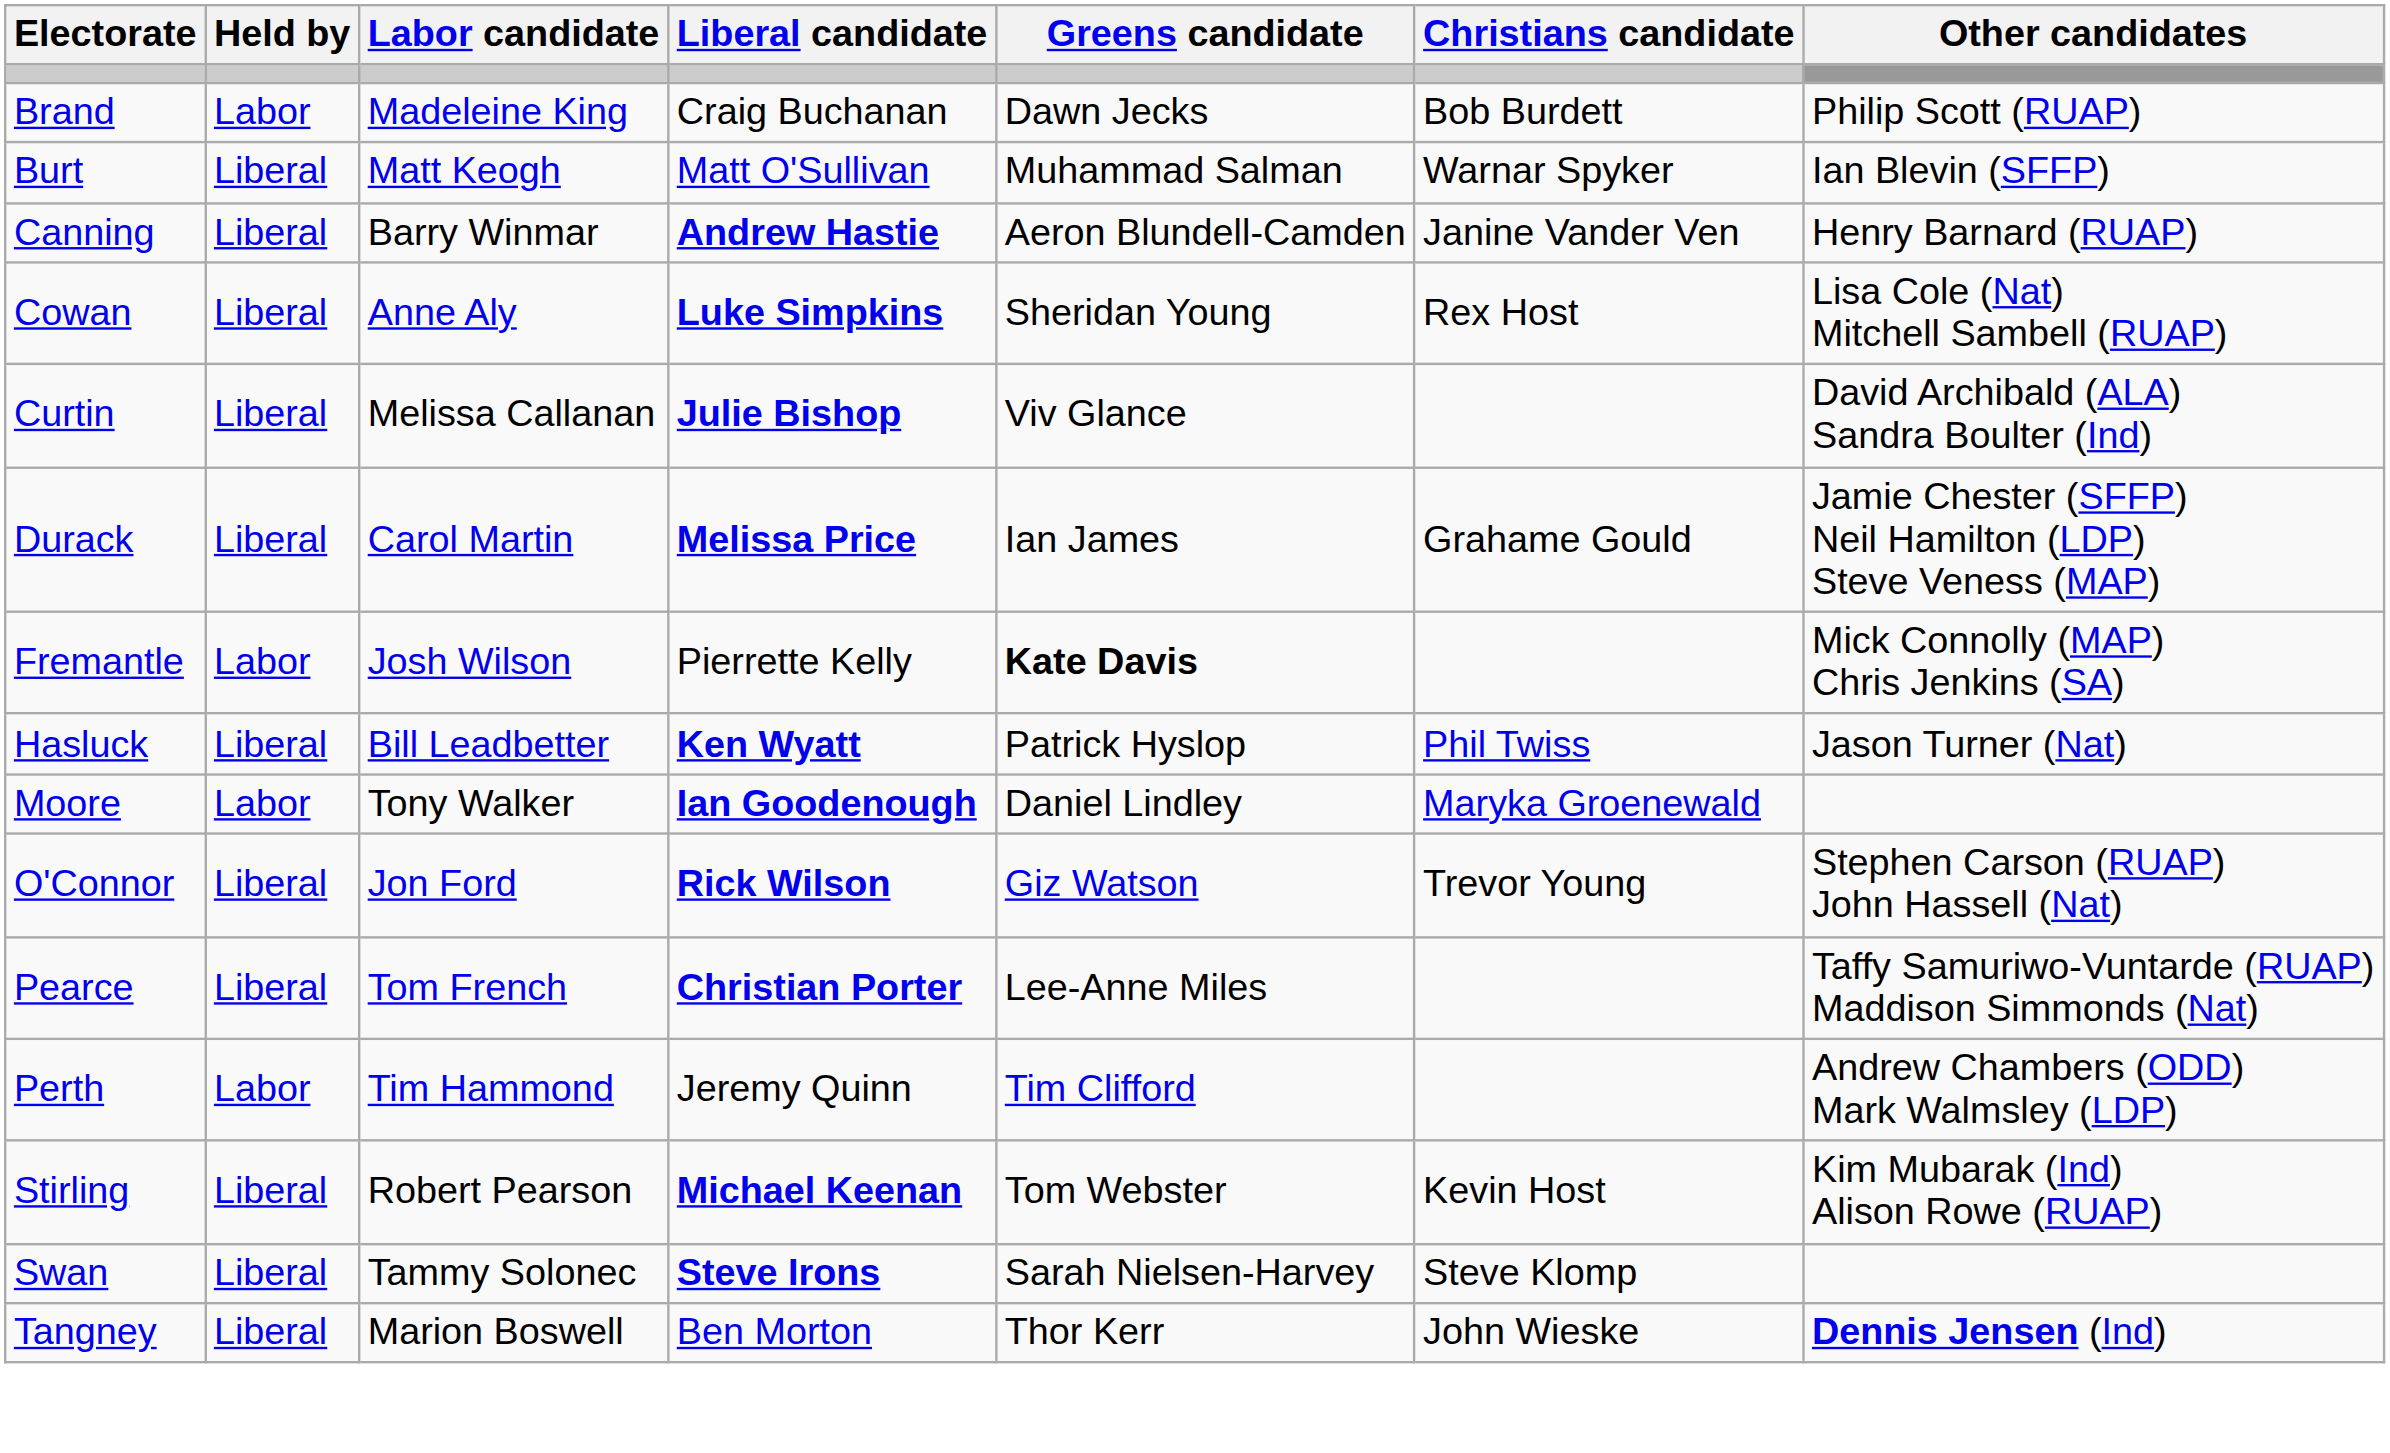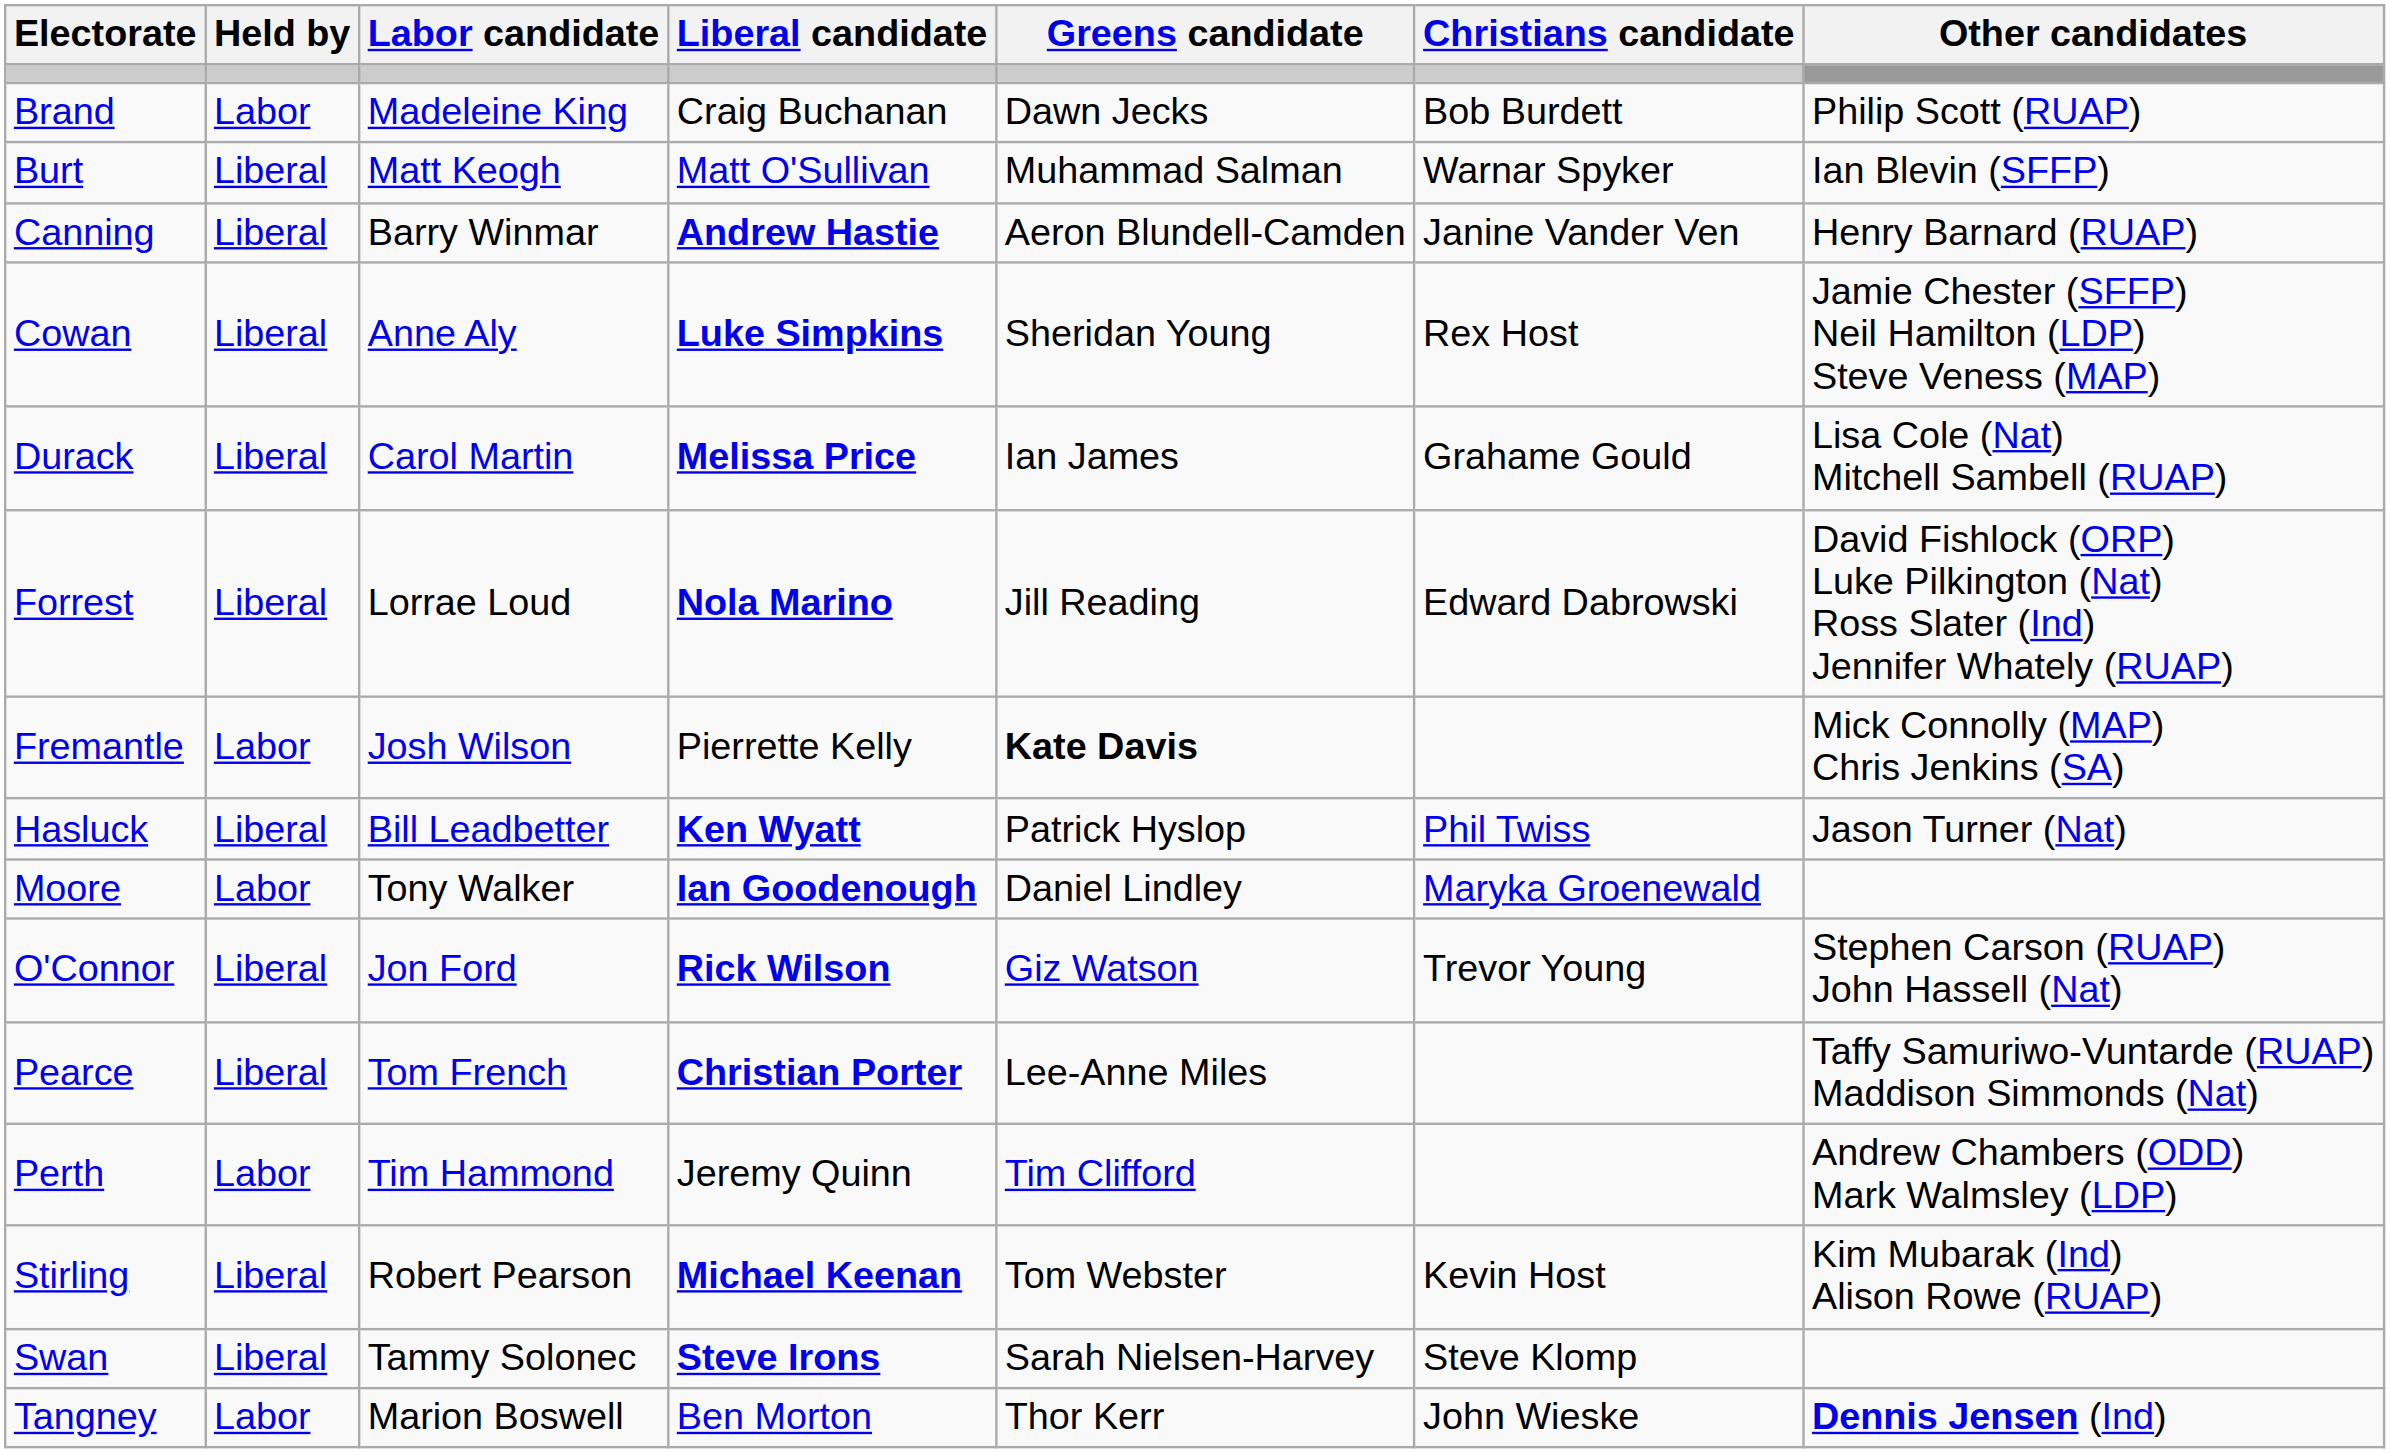(2020, 312) Lisa Cole (Nat) Mitchell Sambell (RUAP) -> (2000, 333) Jamie Chester (SFFP) Neil Hamilton (LDP) Steve Veness (MAP)
- row: (64, 414)
(2000, 538) Jamie Chester (SFFP) Neil Hamilton (LDP) Steve Veness (MAP) -> (2020, 457) Lisa Cole (Nat) Mitchell Sambell (RUAP)
+ row: (74, 602)
(271, 1332) Liberal -> (262, 1417) Labor
